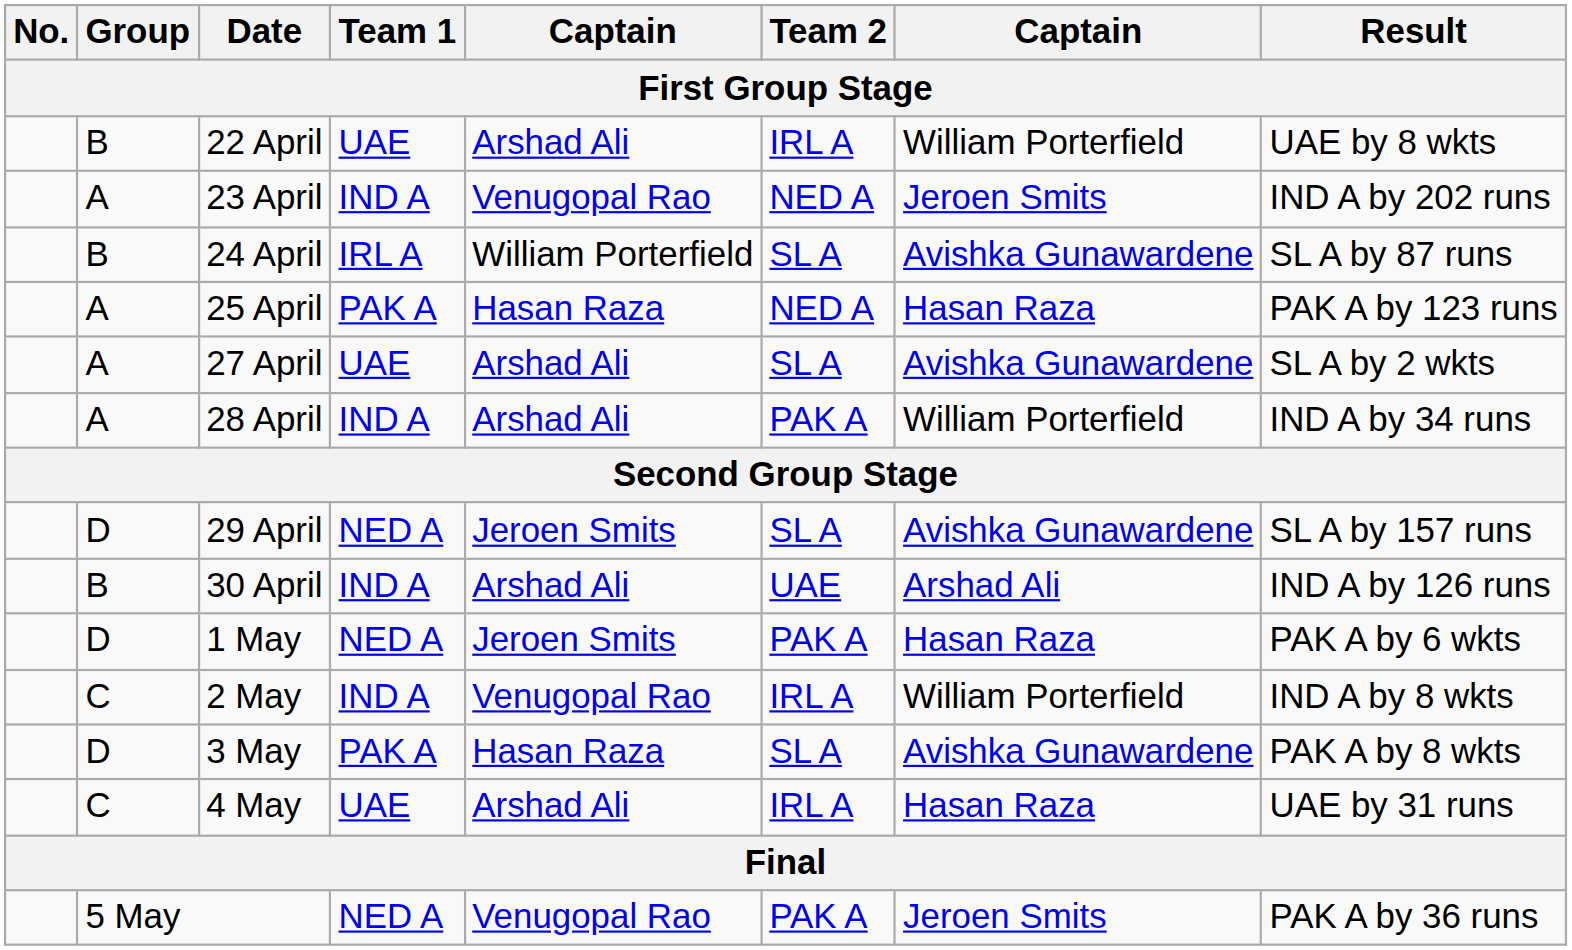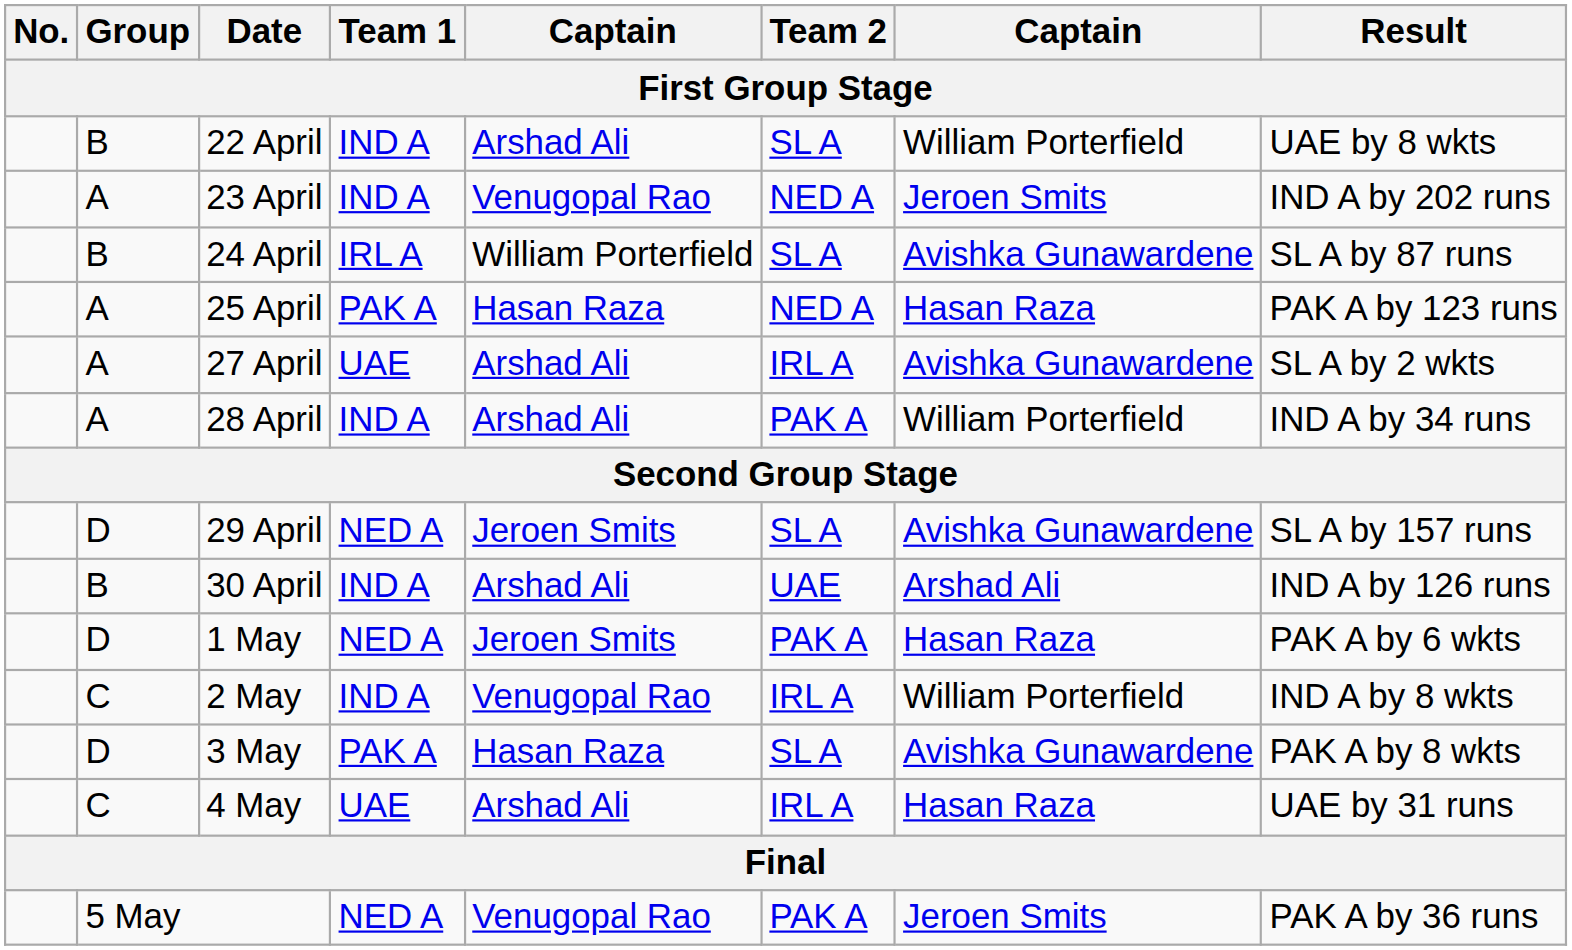(374, 142) UAE -> (384, 142) IND A
(811, 142) IRL A -> (806, 142) SL A
(806, 364) SL A -> (811, 364) IRL A
